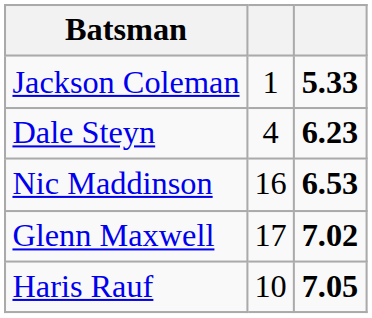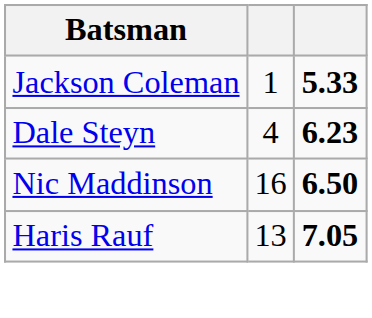(330, 183) 6.53 -> (330, 183) 6.50
- row: (113, 235)
(271, 286) 10 -> (271, 235) 13
